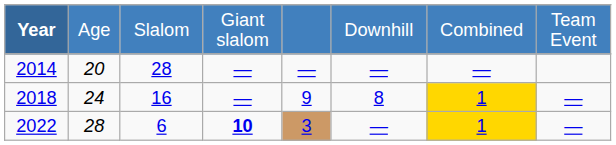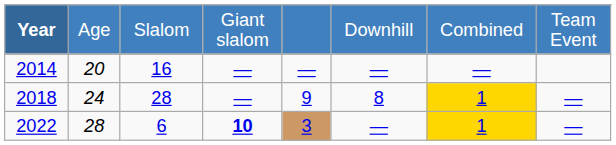(162, 69) 28 -> (162, 69) 16
(162, 97) 16 -> (162, 97) 28
